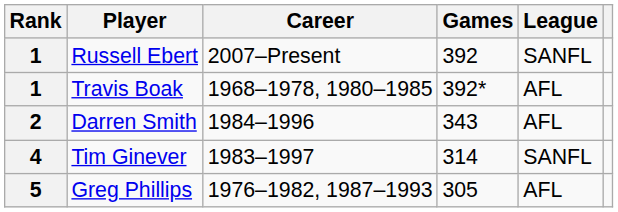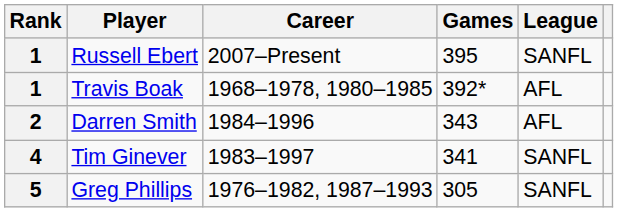(460, 55) 392 -> (460, 55) 395
(460, 156) 314 -> (460, 156) 341
(543, 190) AFL -> (558, 190) SANFL
